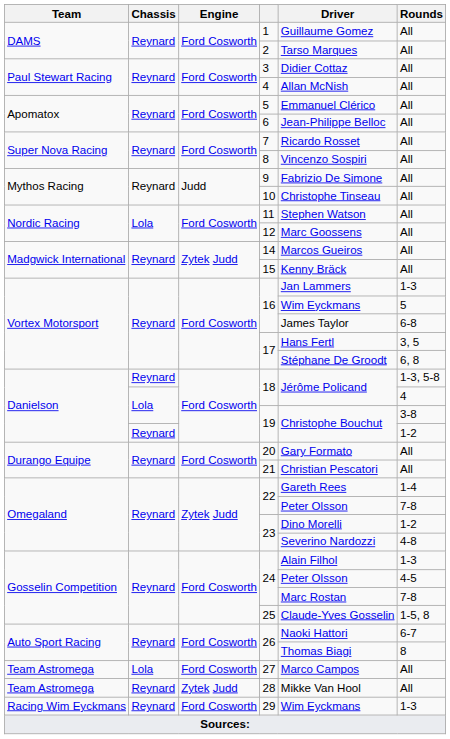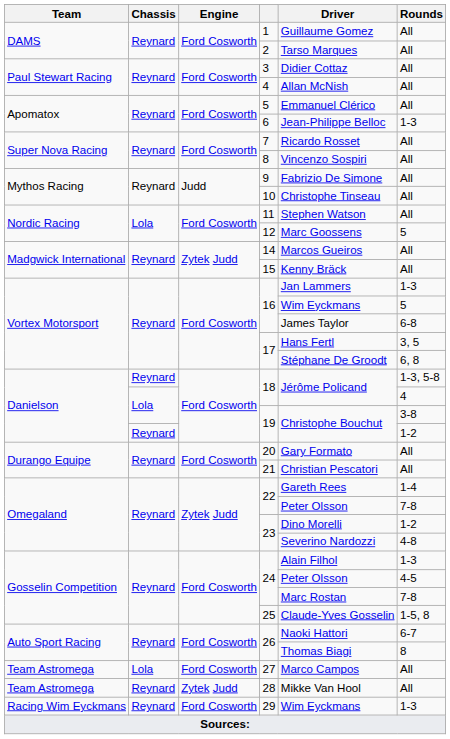(406, 122) All -> (408, 122) 1-3
(406, 232) All -> (403, 232) 5
